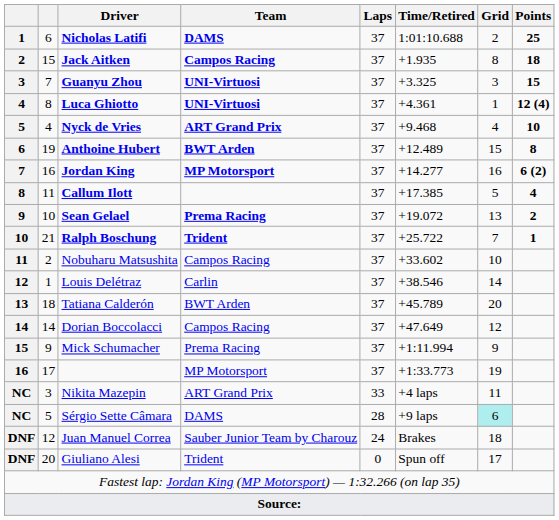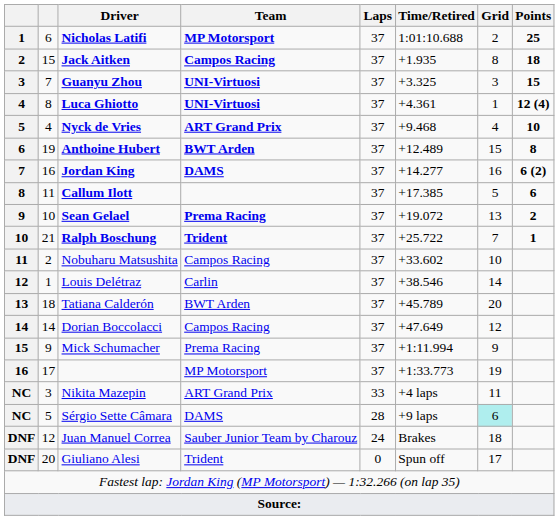(204, 37) DAMS -> (229, 37) MP Motorsport
(229, 170) MP Motorsport -> (204, 170) DAMS
(533, 192) 4 -> (533, 192) 6
